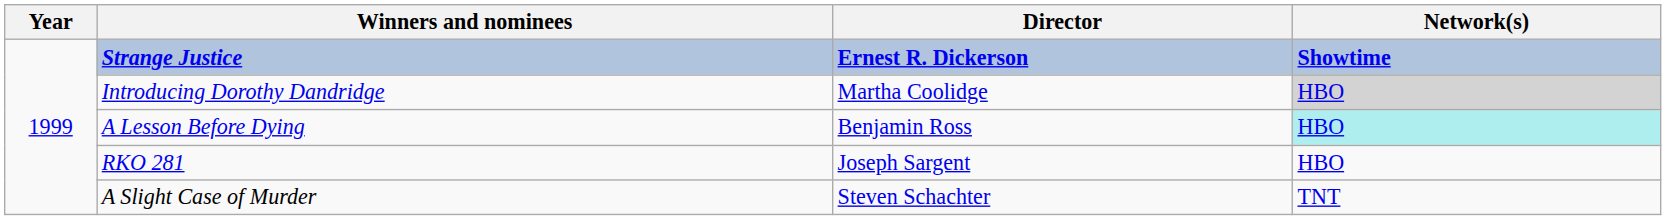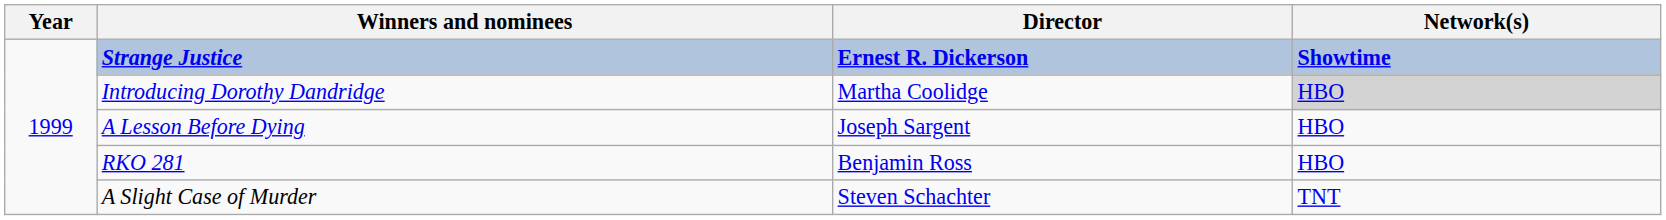(905, 127) Benjamin Ross -> (904, 127) Joseph Sargent
(1321, 127) paleturquoise background -> (1321, 127) no background
(904, 162) Joseph Sargent -> (905, 162) Benjamin Ross
